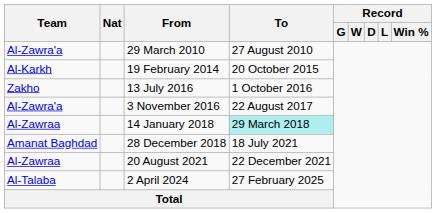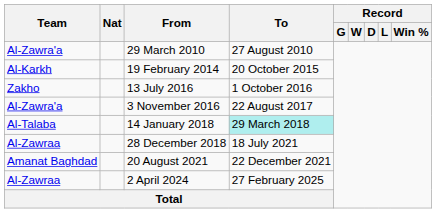(34, 124) Al-Zawraa -> (31, 124) Al-Talaba
(52, 143) Amanat Baghdad -> (34, 143) Al-Zawraa
(34, 161) Al-Zawraa -> (52, 161) Amanat Baghdad
(31, 180) Al-Talaba -> (34, 180) Al-Zawraa
